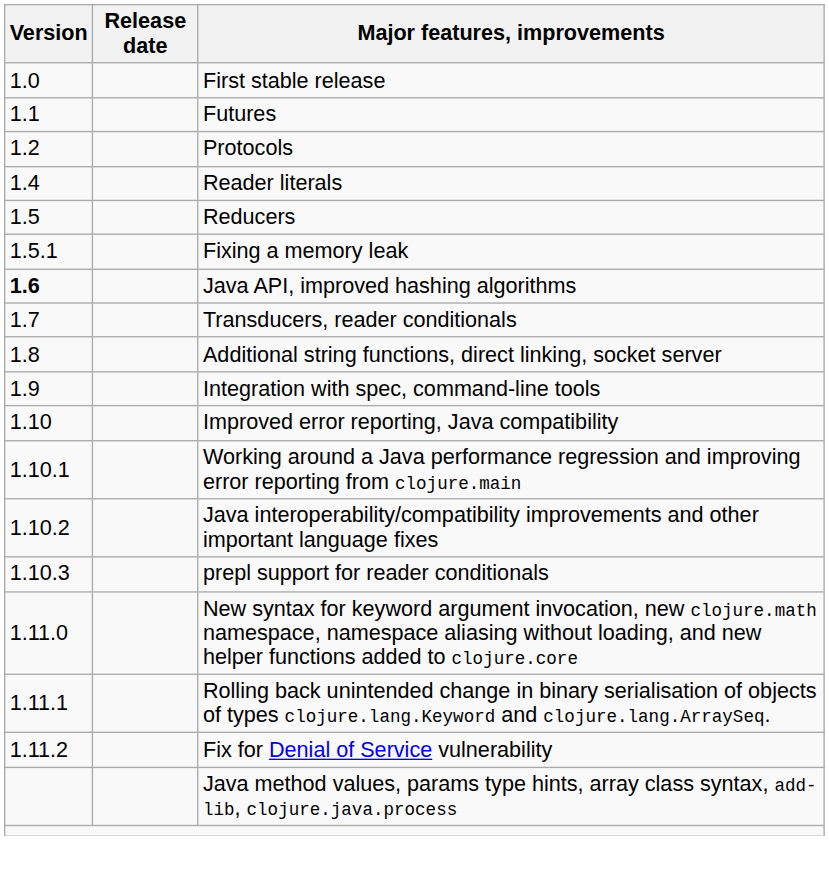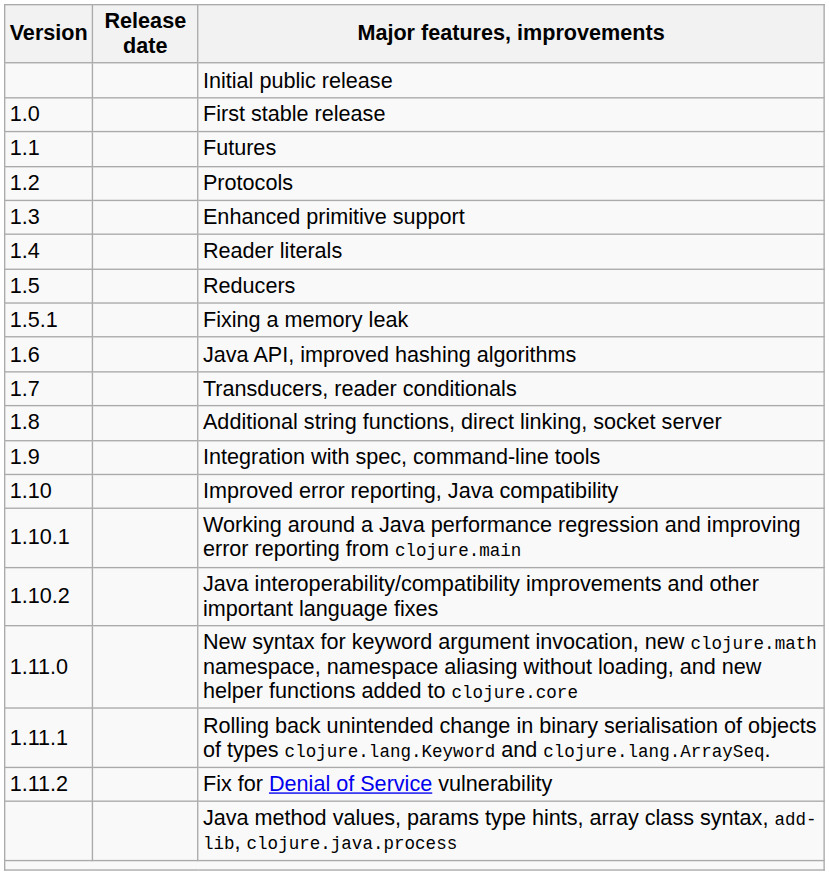+ row: (298, 80)
+ row: (334, 217)
(25, 285) bold -> (25, 354) normal
- row: (376, 574)
